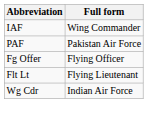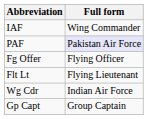(104, 43) no background -> (104, 43) lavender background
+ row: (23, 106)
